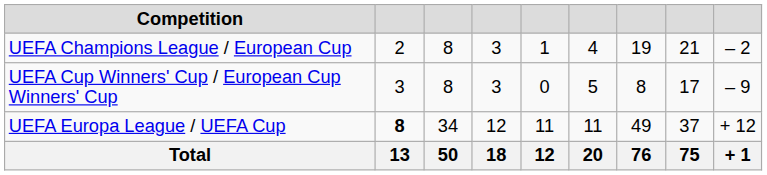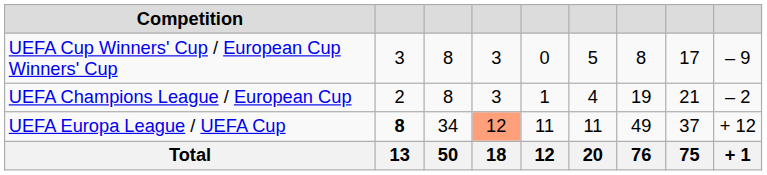rows swapped: (180, 47) <-> (175, 87)
(496, 126) no background -> (496, 126) lightsalmon background
